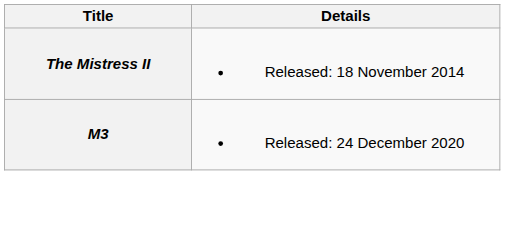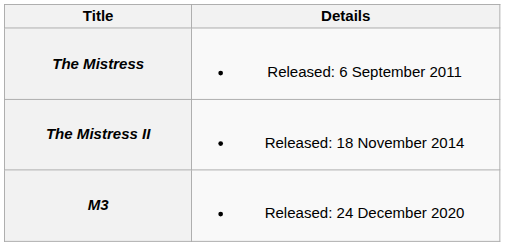+ row: (98, 63)
